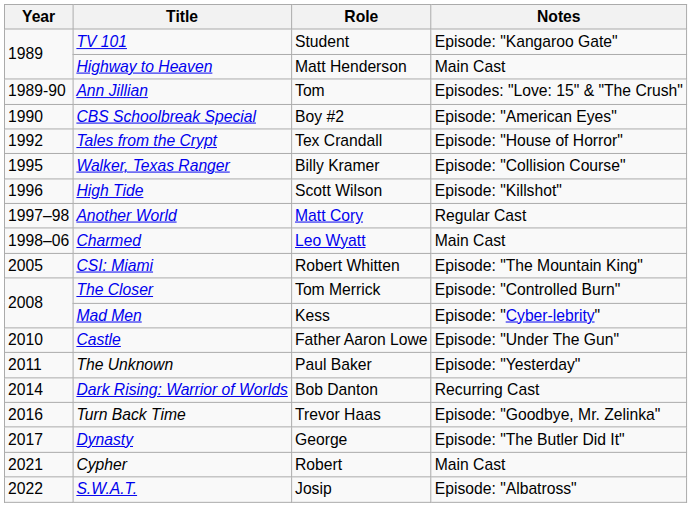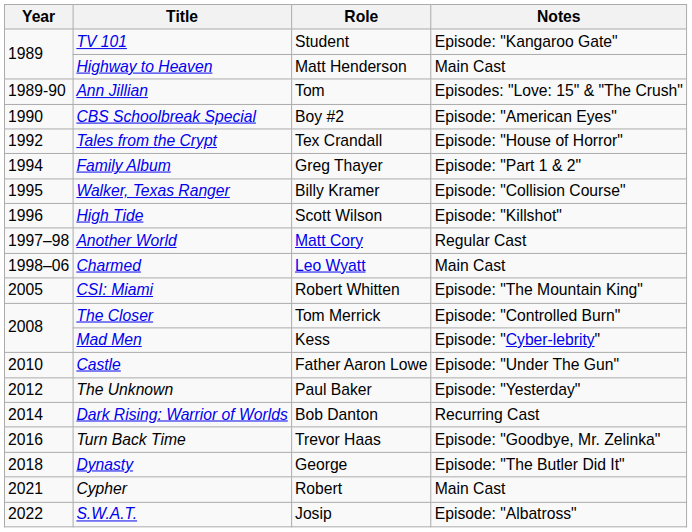+ row: (124, 166)
(25, 365) 2011 -> (26, 389) 2012
(26, 439) 2017 -> (26, 464) 2018
